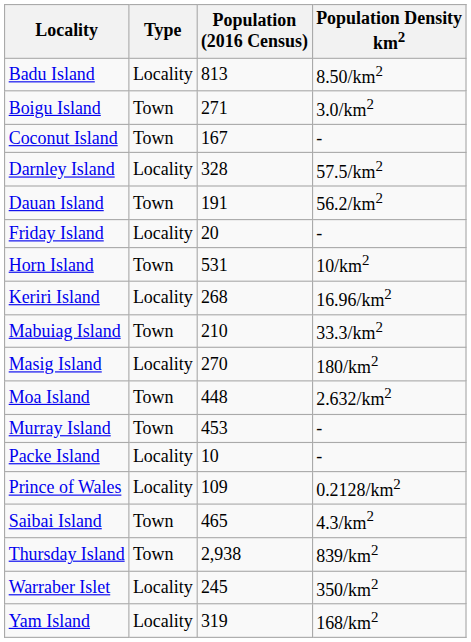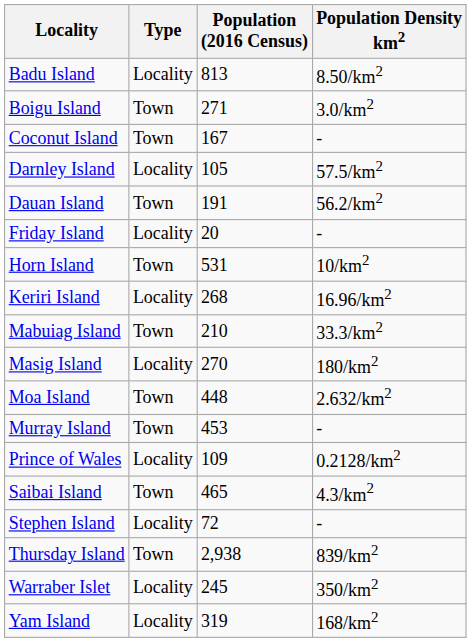(214, 169) 328 -> (214, 169) 105
- row: (54, 456)
+ row: (62, 523)
